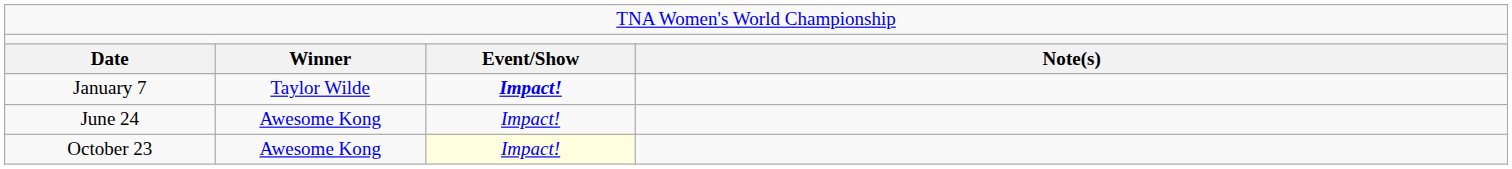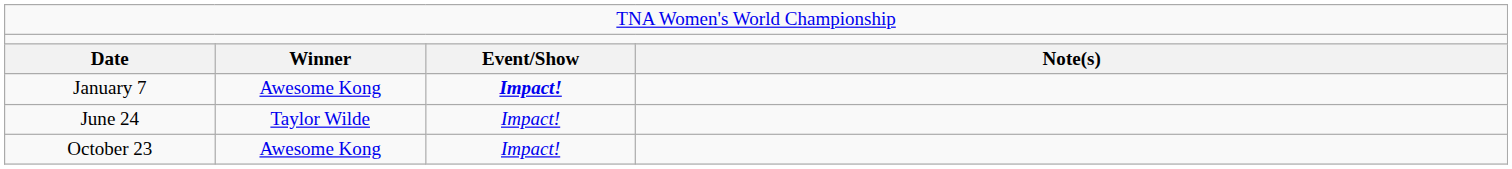(320, 88) Taylor Wilde -> (320, 88) Awesome Kong
(320, 118) Awesome Kong -> (320, 118) Taylor Wilde
(531, 149) lightyellow background -> (531, 149) no background
